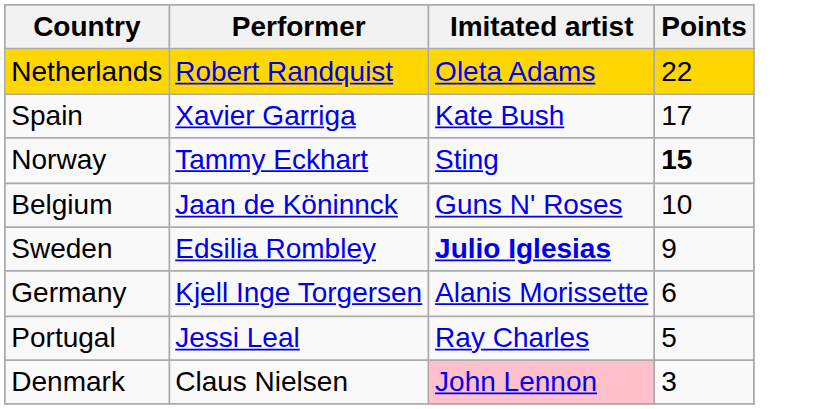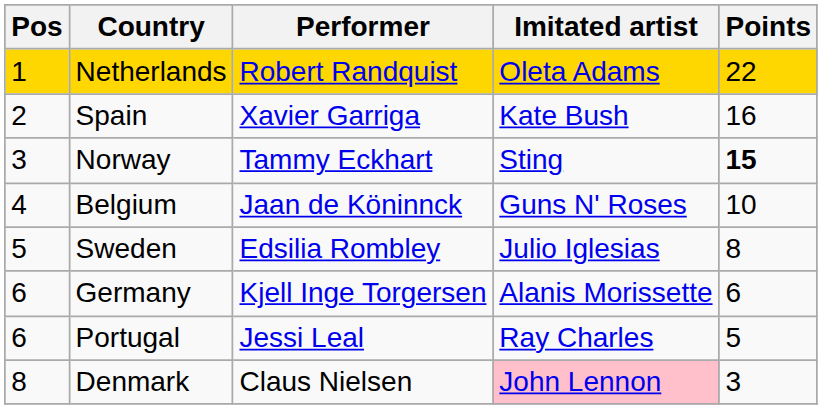+ column: (37, 26)
(677, 115) 17 -> (741, 115) 16
(523, 248) bold -> (580, 248) normal
(669, 248) 9 -> (733, 248) 8
